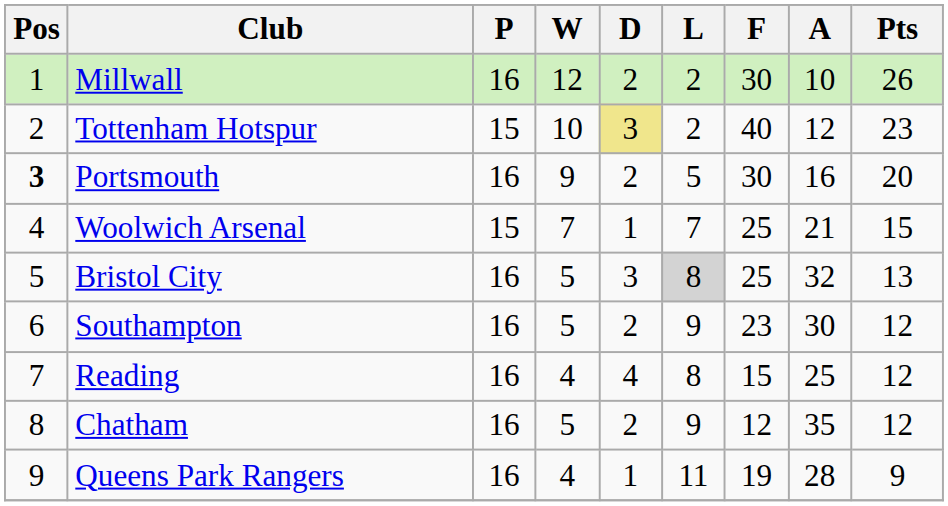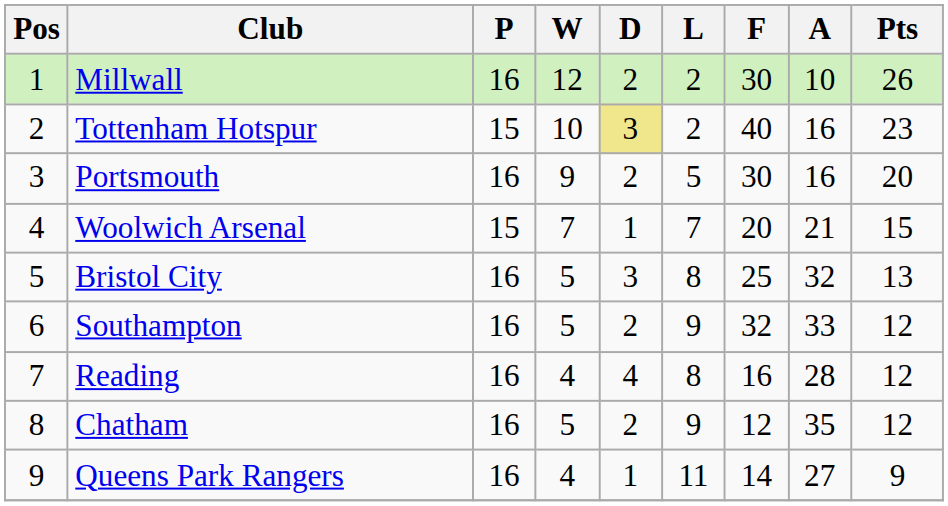(820, 128) 12 -> (820, 128) 16
(37, 177) bold -> (37, 177) normal
(757, 227) 25 -> (757, 227) 20
(693, 276) lightgrey background -> (693, 276) no background
(757, 326) 23 -> (757, 326) 32
(820, 326) 30 -> (820, 326) 33
(757, 375) 15 -> (757, 375) 16
(820, 375) 25 -> (820, 375) 28
(757, 474) 19 -> (757, 474) 14
(820, 474) 28 -> (820, 474) 27
